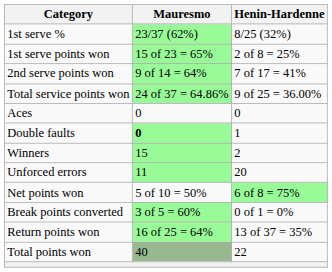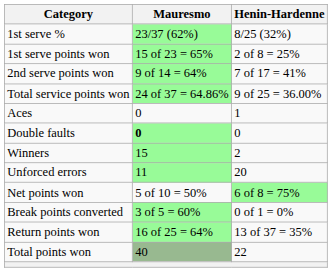(237, 113) 0 -> (237, 113) 1
(237, 133) 1 -> (237, 133) 0
